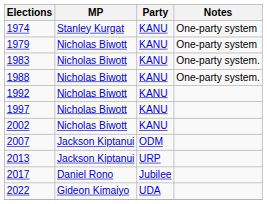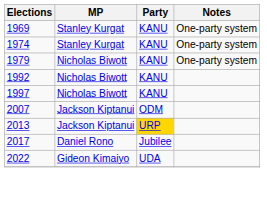+ row: (18, 28)
- row: (18, 61)
- row: (18, 77)
- row: (18, 126)
(150, 158) no background -> (150, 126) gold background
